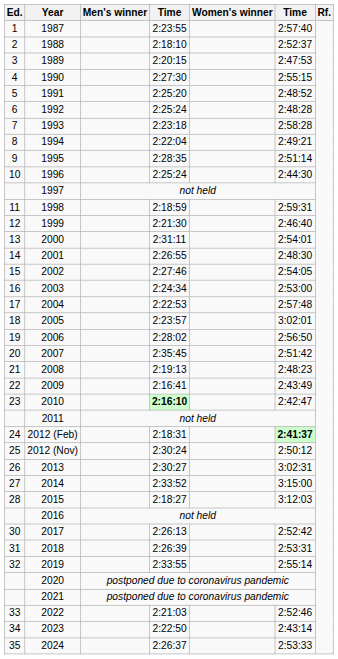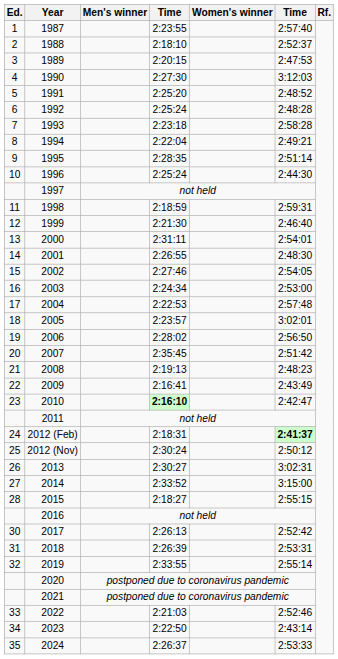(295, 77) 2:55:15 -> (295, 77) 3:12:03
(295, 499) 3:12:03 -> (295, 499) 2:55:15
